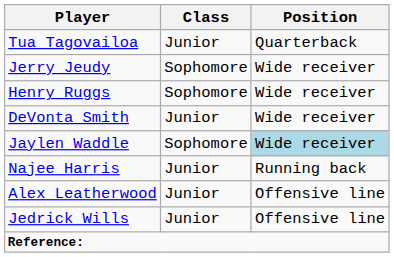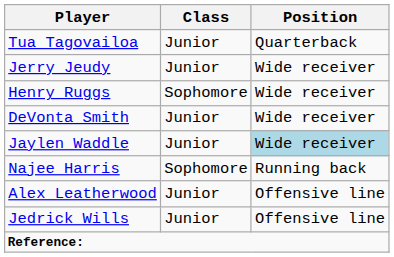(206, 68) Sophomore -> (192, 68) Junior
(206, 143) Sophomore -> (192, 143) Junior
(192, 168) Junior -> (206, 168) Sophomore
